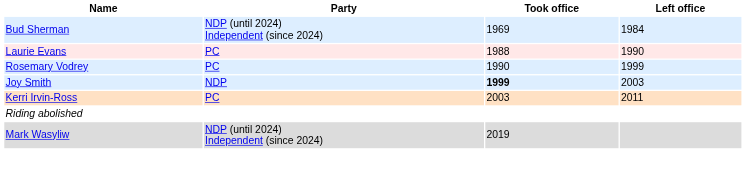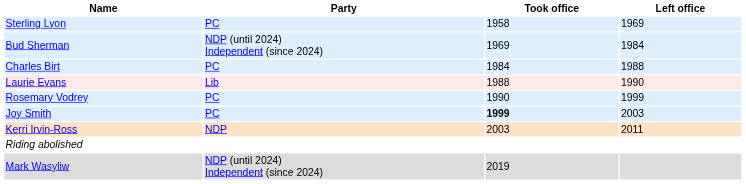+ row: (36, 24)
+ row: (33, 67)
(212, 51) PC -> (212, 82) Lib
(216, 82) NDP -> (212, 113) PC
(212, 98) PC -> (216, 129) NDP
